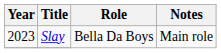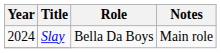(21, 36) 2023 -> (21, 36) 2024
